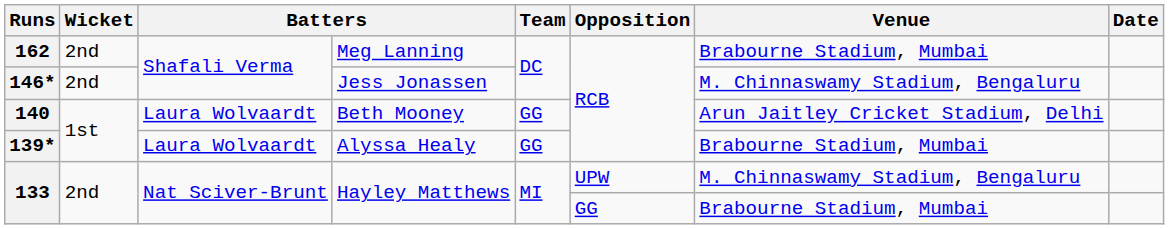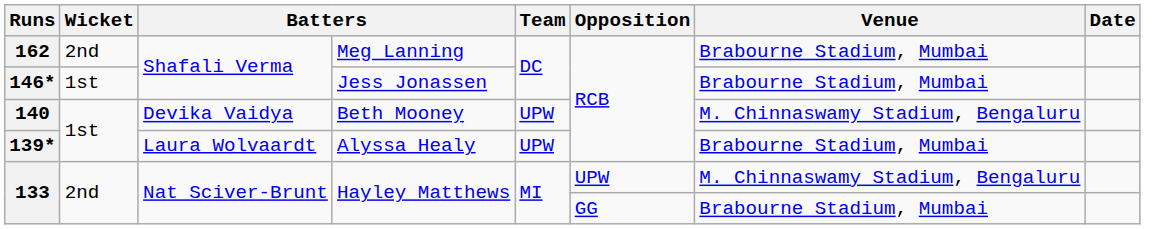(82, 83) 2nd -> (82, 83) 1st
(890, 83) M. Chinnaswamy Stadium, Bengaluru -> (844, 83) Brabourne Stadium, Mumbai
(230, 114) Laura Wolvaardt -> (218, 114) Devika Vaidya
(531, 114) GG -> (537, 114) UPW
(901, 114) Arun Jaitley Cricket Stadium, Delhi -> (890, 114) M. Chinnaswamy Stadium, Bengaluru
(531, 146) GG -> (537, 146) UPW
